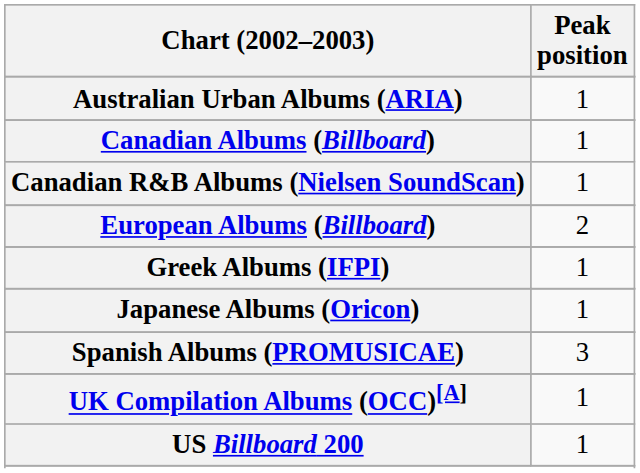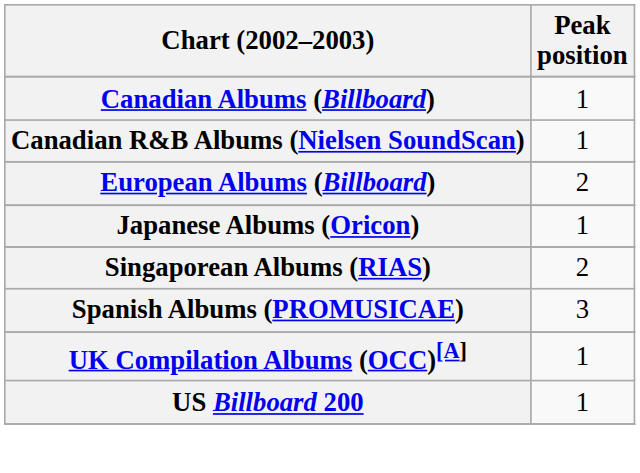- row: (268, 98)
- row: (268, 267)
+ row: (268, 267)
